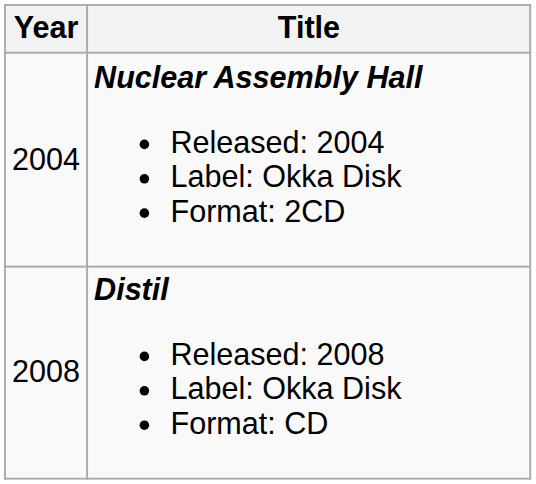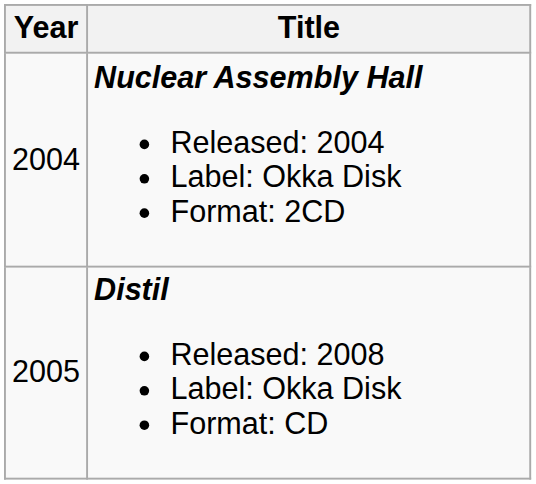(46, 372) 2008 -> (46, 372) 2005
